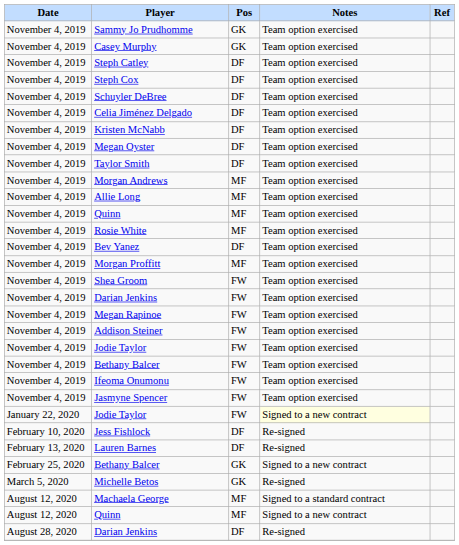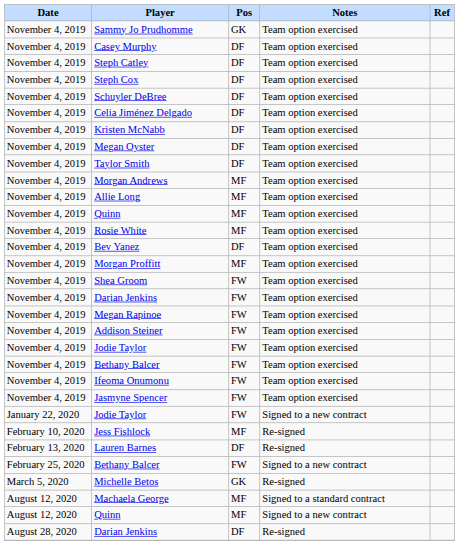(239, 46) GK -> (238, 46) DF
(314, 414) lightyellow background -> (314, 414) no background
(238, 431) DF -> (239, 431) MF
(239, 465) GK -> (239, 465) FW
